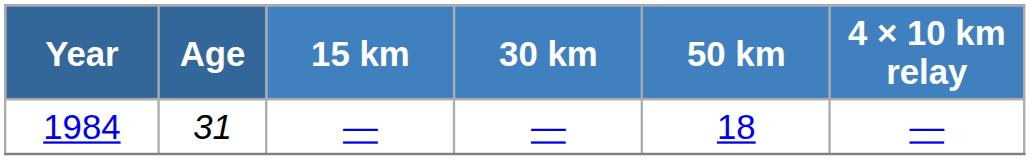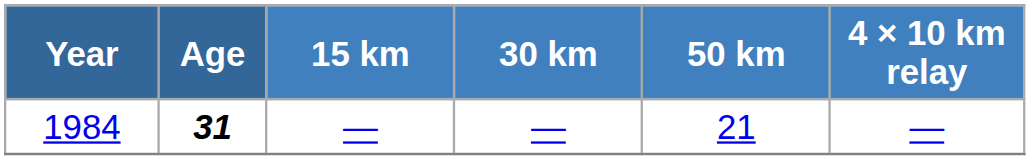(213, 127) normal -> (213, 127) bold
(736, 127) 18 -> (736, 127) 21
